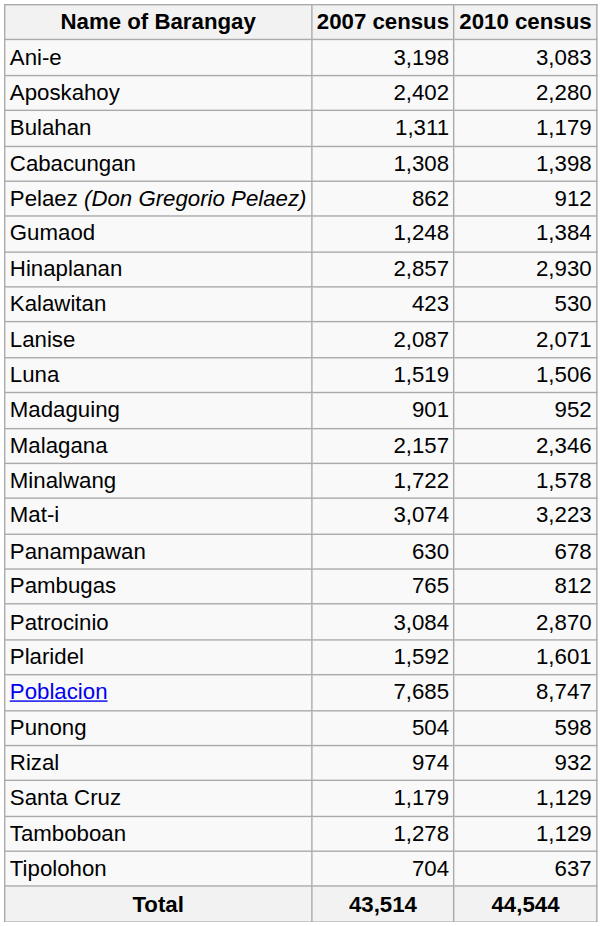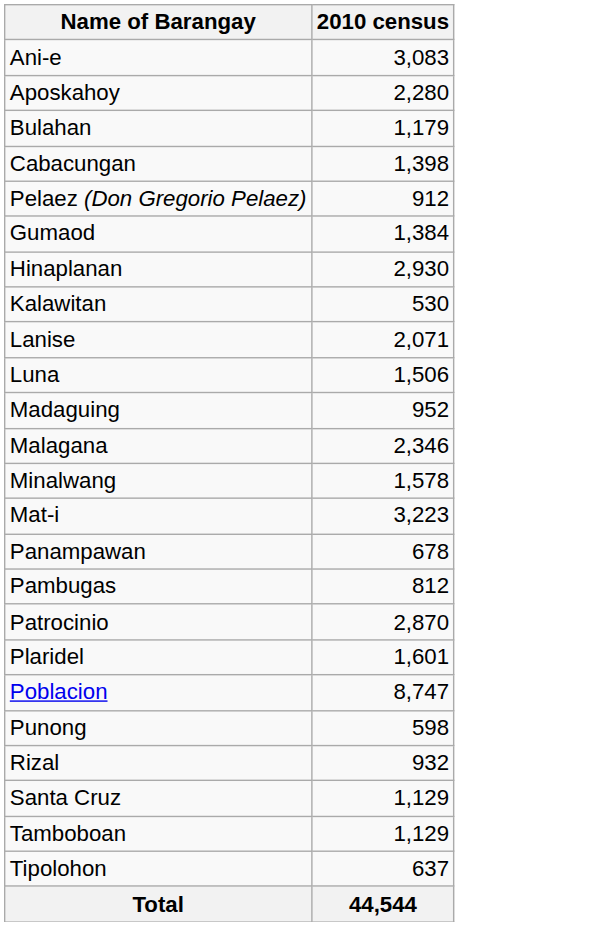- column: (383, 22)
